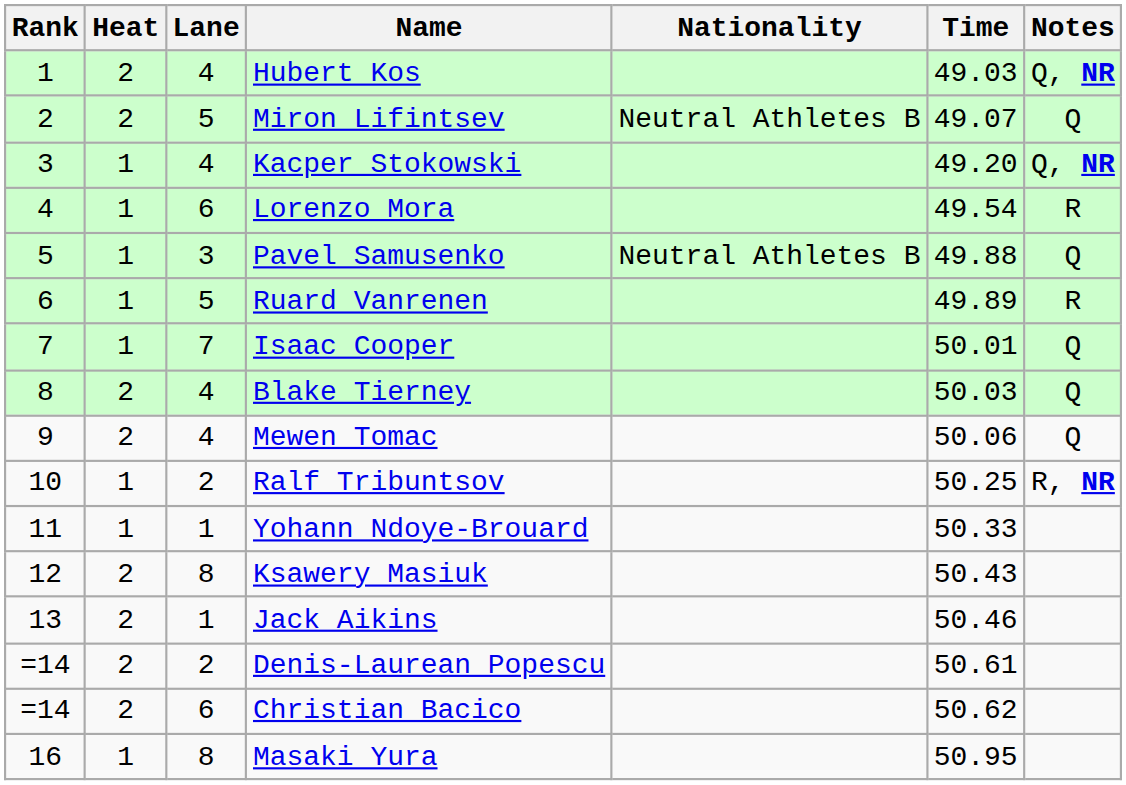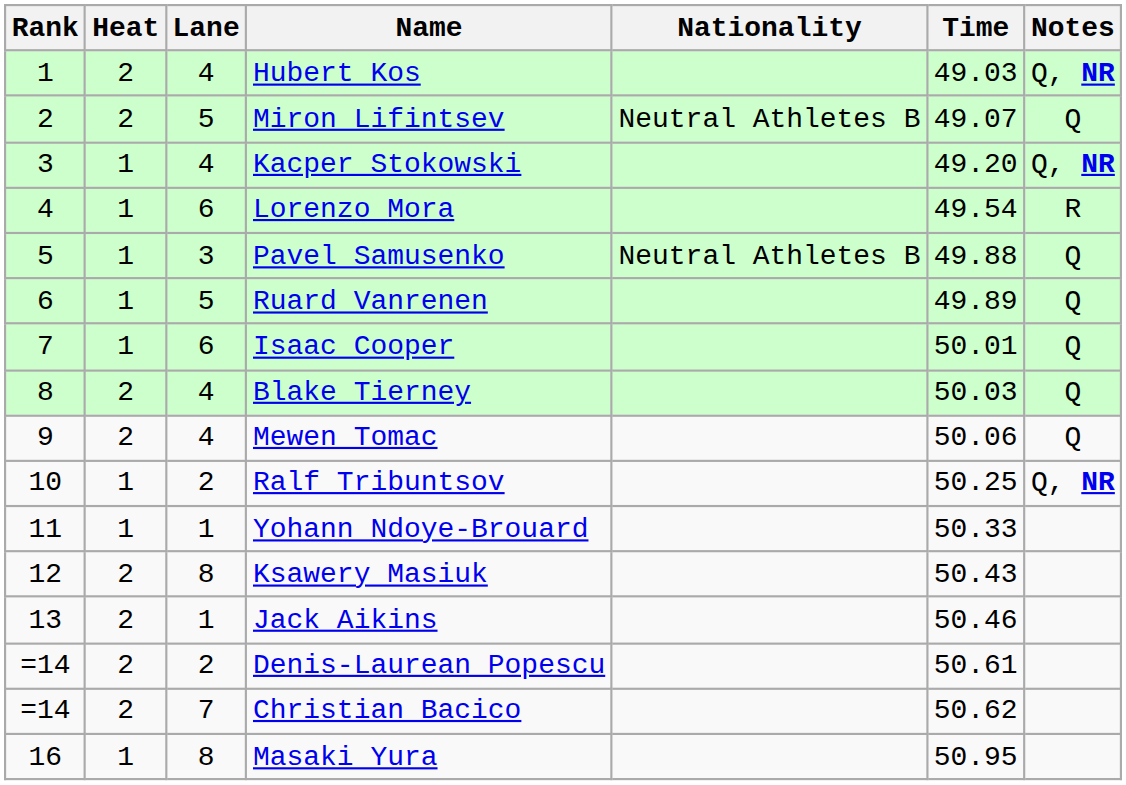(1073, 301) R -> (1073, 301) Q
(206, 347) 7 -> (206, 347) 6
(1073, 483) R, NR -> (1073, 483) Q, NR
(206, 711) 6 -> (206, 711) 7
